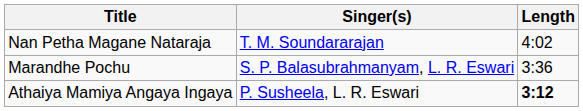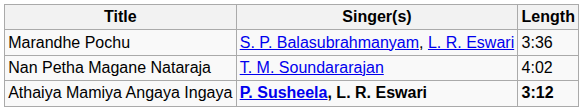rows swapped: (69, 67) <-> (110, 42)
(329, 93) normal -> (333, 93) bold
